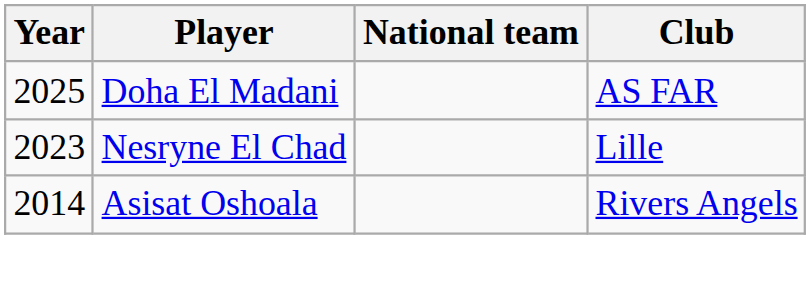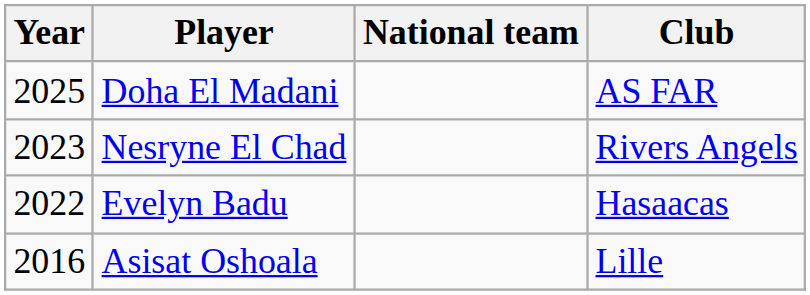(629, 146) Lille -> (697, 146) Rivers Angels
+ row: (195, 203)
(49, 203) 2014 -> (49, 260) 2016
(697, 203) Rivers Angels -> (629, 260) Lille
